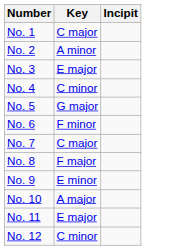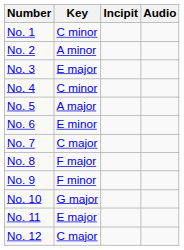+ column: (160, 13)
(77, 32) C major -> (77, 32) C minor
(77, 106) G major -> (76, 106) A major
(76, 124) F minor -> (77, 124) E minor
(77, 180) E minor -> (76, 180) F minor
(76, 198) A major -> (77, 198) G major
(77, 236) C minor -> (77, 236) C major
